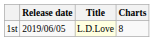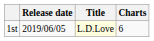(121, 28) 8 -> (121, 28) 6
